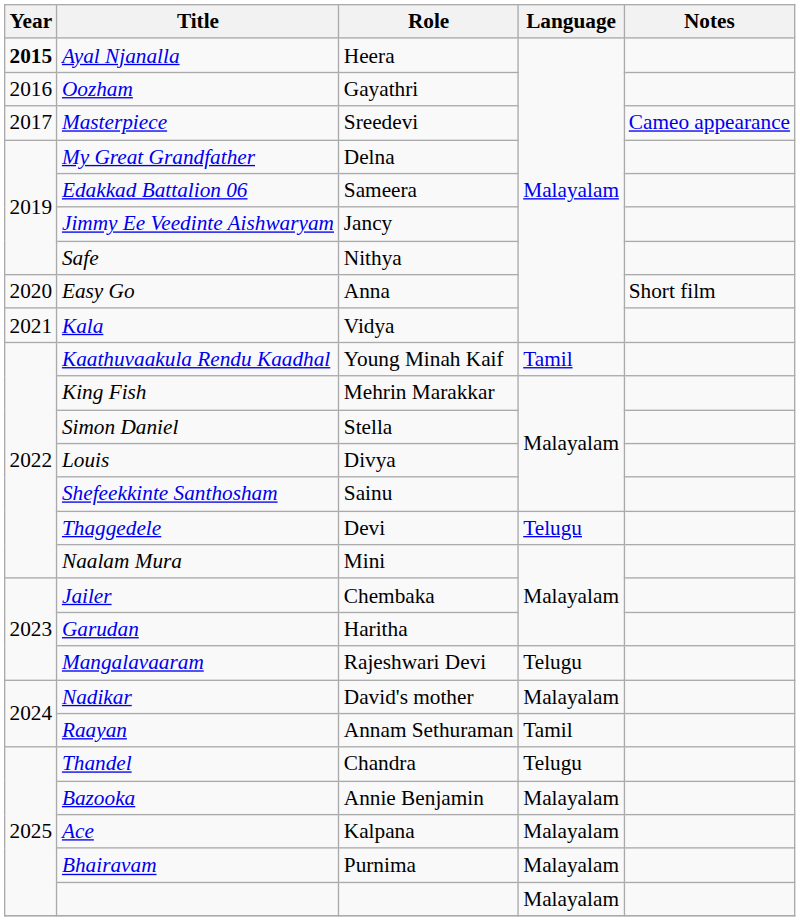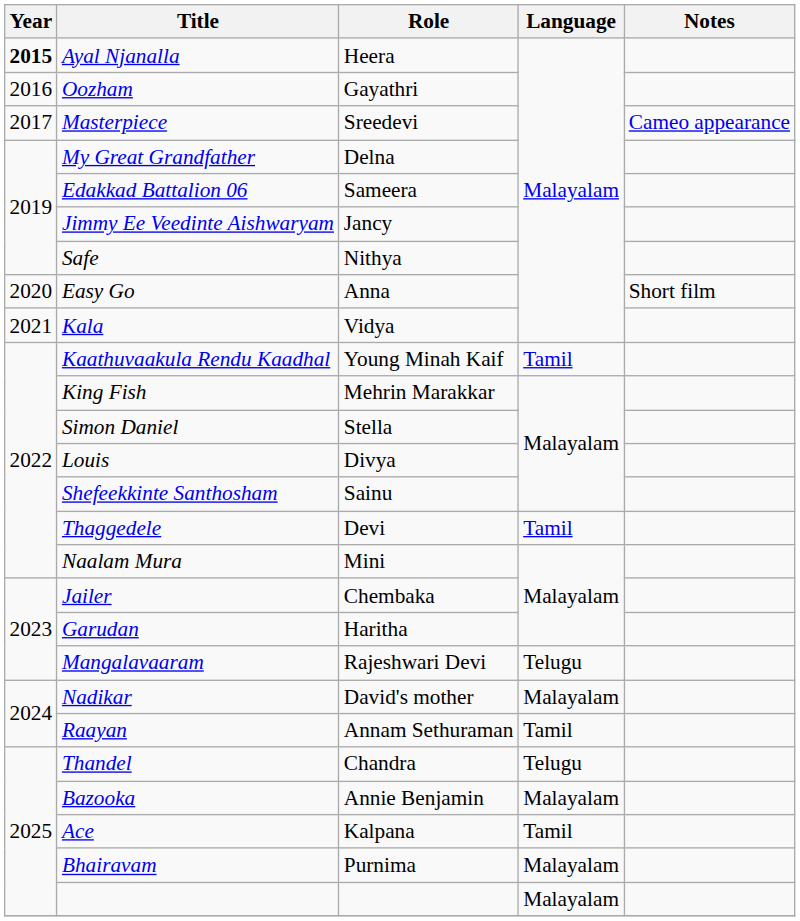(553, 527) Telugu -> (548, 527) Tamil
(571, 831) Malayalam -> (548, 831) Tamil
